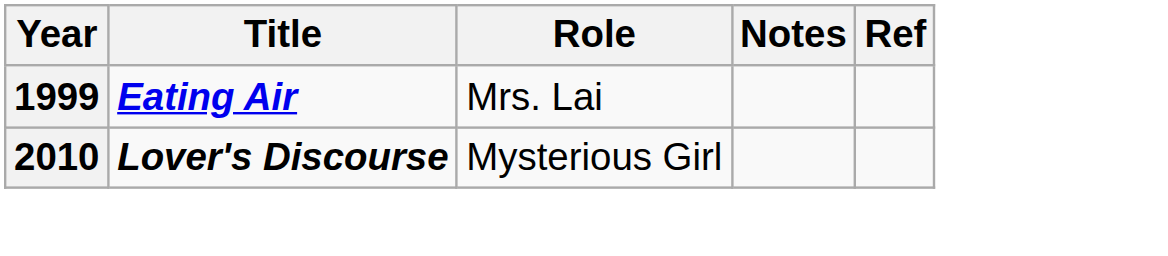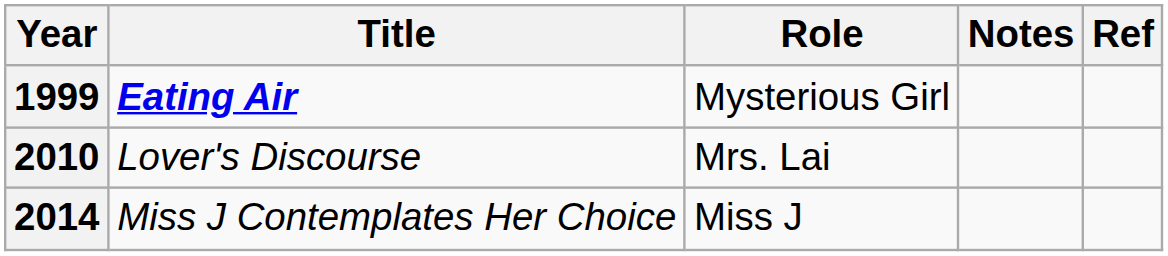(535, 95) Mrs. Lai -> (822, 95) Mysterious Girl
(283, 156) bold -> (269, 156) normal
(594, 156) Mysterious Girl -> (762, 156) Mrs. Lai
+ row: (57, 217)
